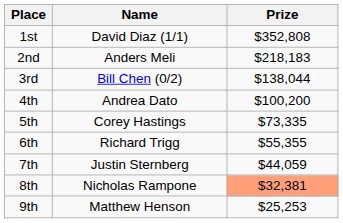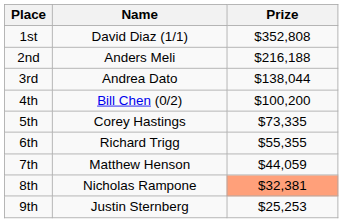(282, 57) $218,183 -> (282, 57) $216,188
(140, 79) Bill Chen (0/2) -> (140, 79) Andrea Dato
(140, 100) Andrea Dato -> (140, 100) Bill Chen (0/2)
(140, 164) Justin Sternberg -> (140, 164) Matthew Henson
(140, 206) Matthew Henson -> (140, 206) Justin Sternberg
